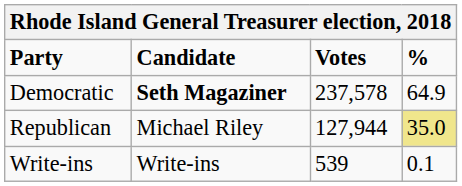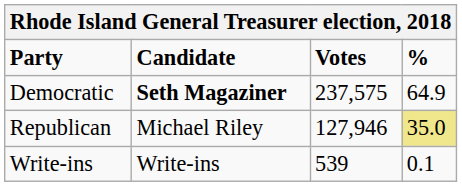(351, 92) 237,578 -> (351, 92) 237,575
(351, 127) 127,944 -> (351, 127) 127,946
